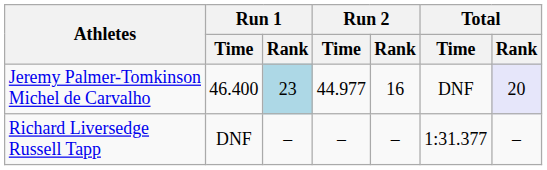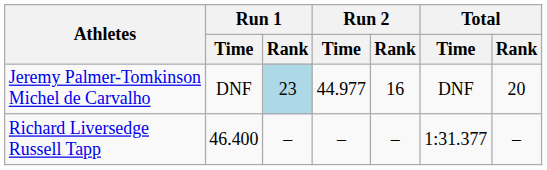(234, 89) 46.400 -> (234, 89) DNF
(517, 89) lavender background -> (517, 89) no background
(234, 139) DNF -> (234, 139) 46.400
